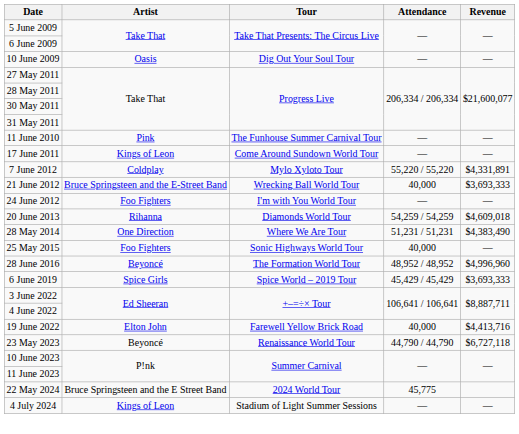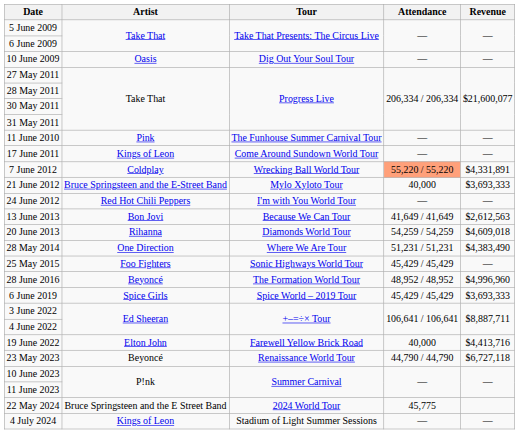(307, 169) Mylo Xyloto Tour -> (307, 169) Wrecking Ball World Tour
(422, 169) no background -> (422, 169) lightsalmon background
(307, 185) Wrecking Ball World Tour -> (307, 185) Mylo Xyloto Tour
(145, 201) Foo Fighters -> (145, 201) Red Hot Chili Peppers
+ row: (33, 216)
(422, 248) 40,000 -> (422, 264) 45,429 / 45,429
